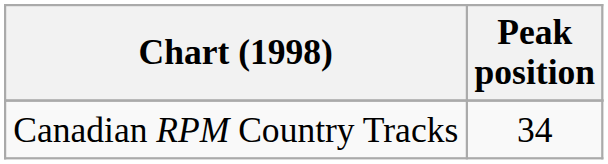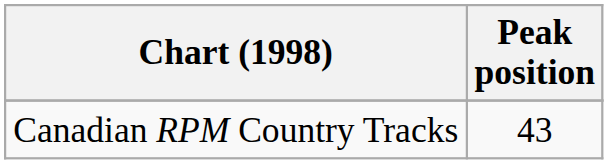(535, 128) 34 -> (535, 128) 43
